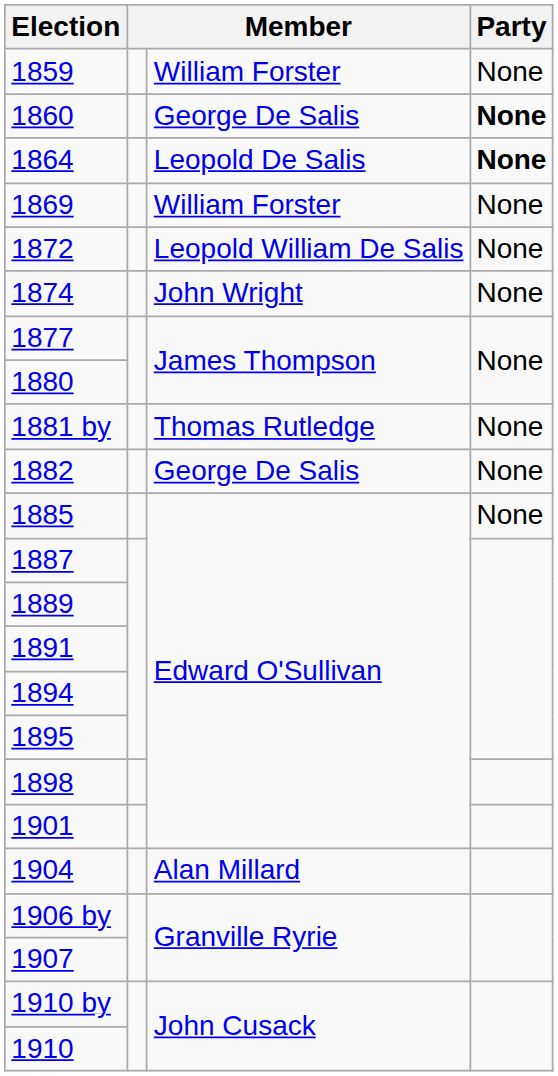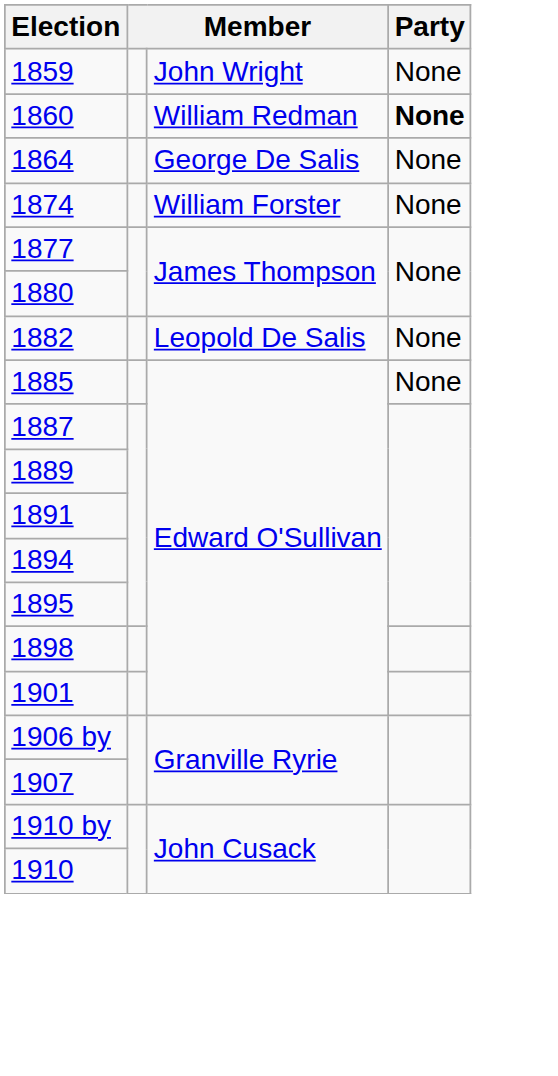(247, 71) William Forster -> (228, 71) John Wright
(257, 115) George De Salis -> (256, 115) William Redman
(260, 159) Leopold De Salis -> (257, 159) George De Salis
(511, 159) bold -> (428, 159) normal
- row: (42, 204)
- row: (42, 248)
(228, 293) John Wright -> (247, 204) William Forster
- row: (61, 426)
(257, 470) George De Salis -> (260, 337) Leopold De Salis
- row: (42, 870)
